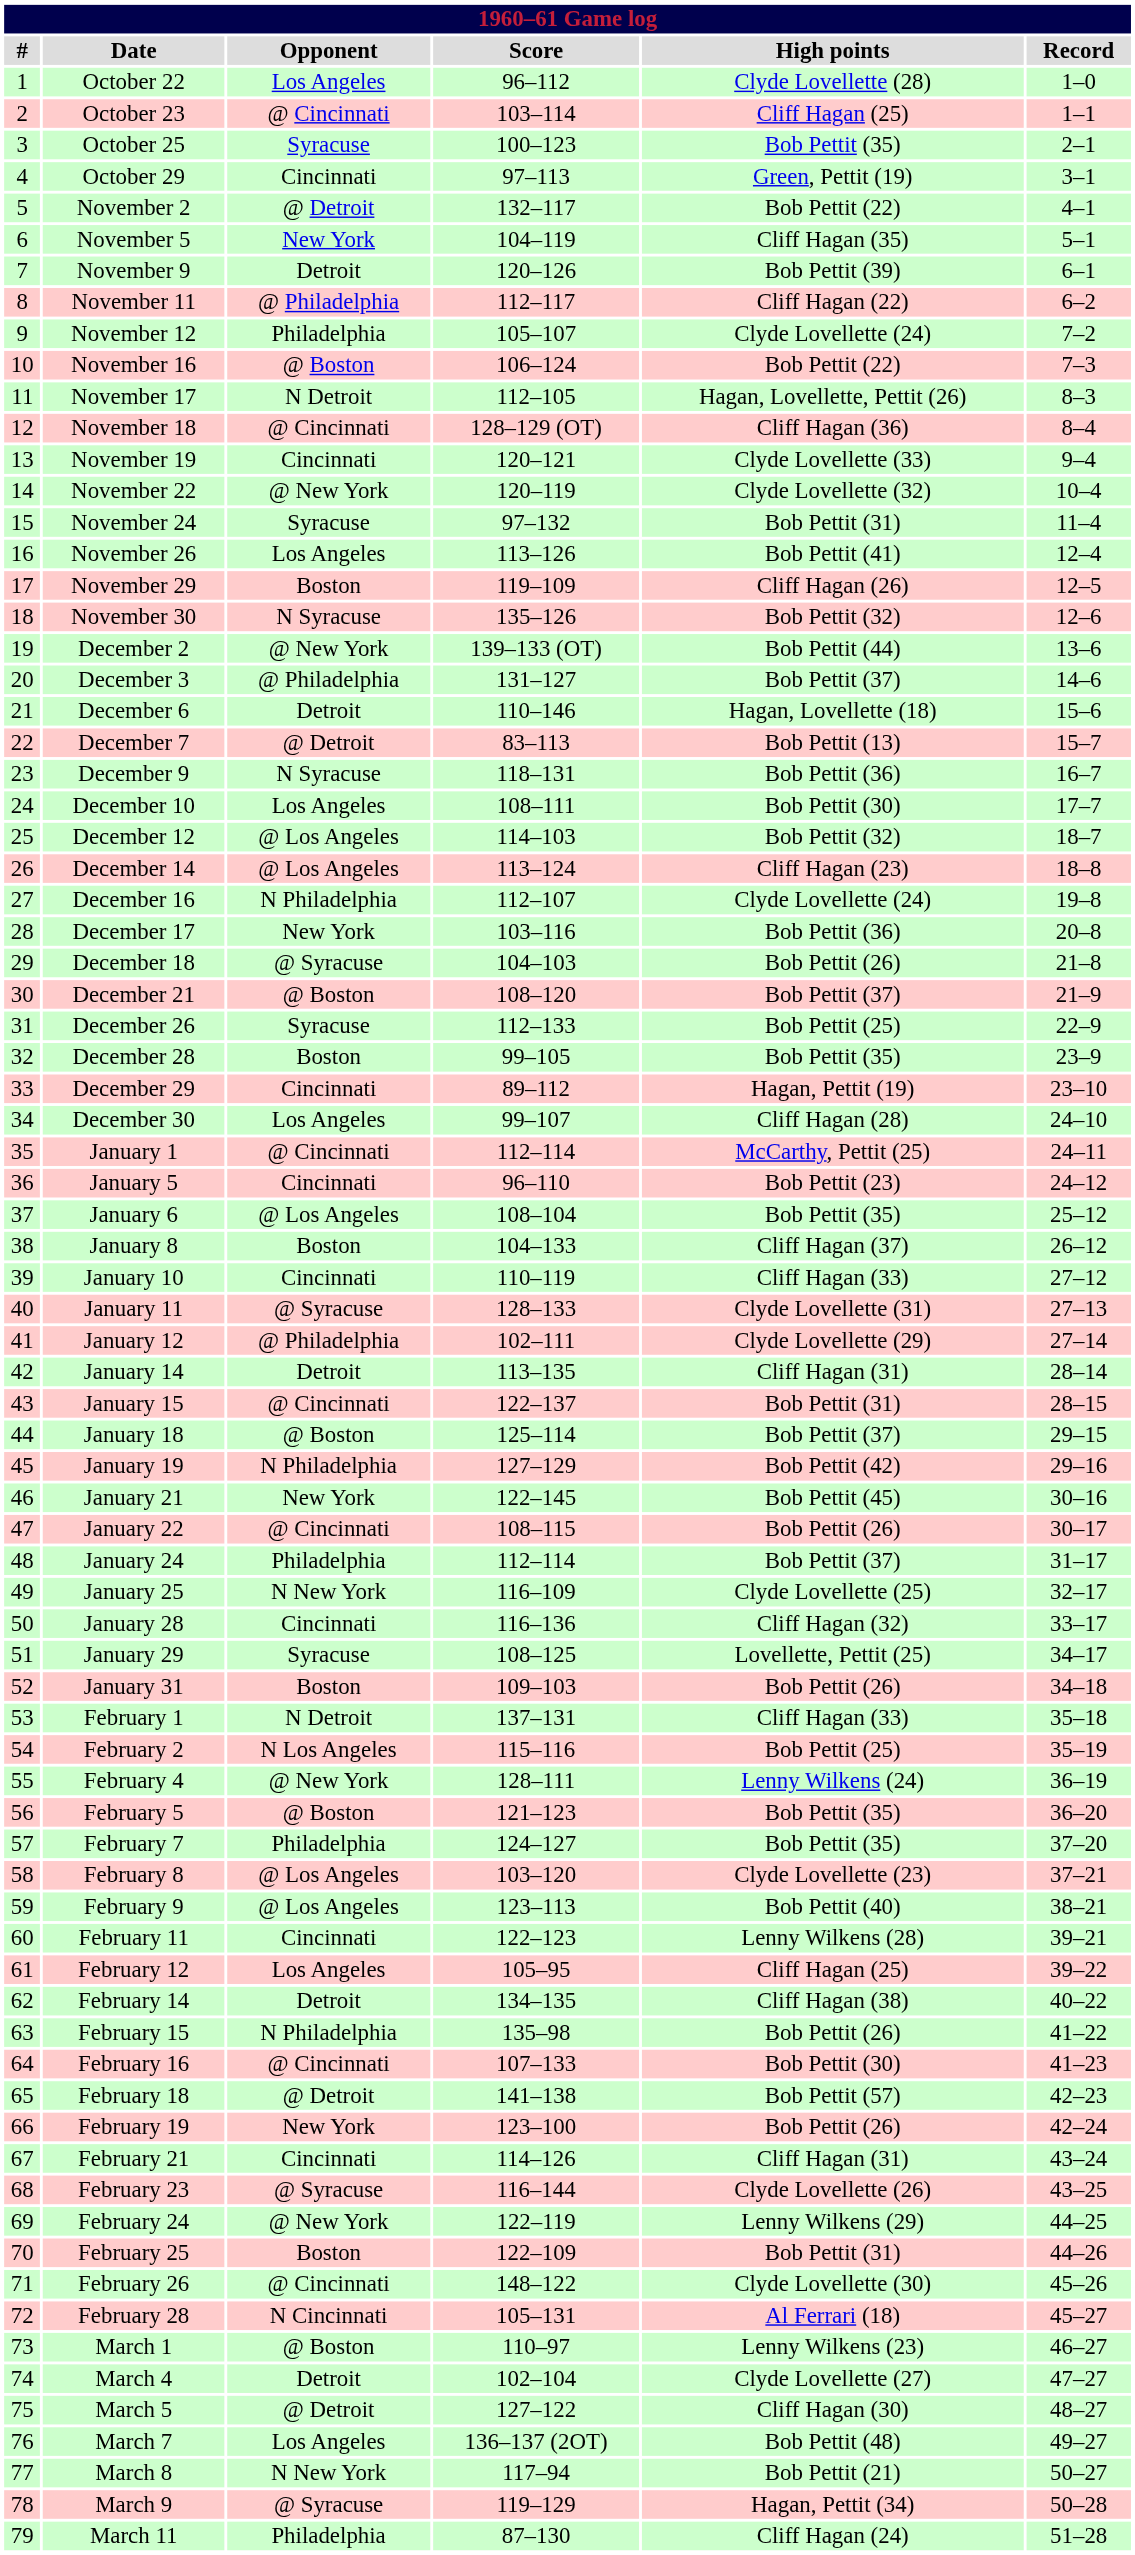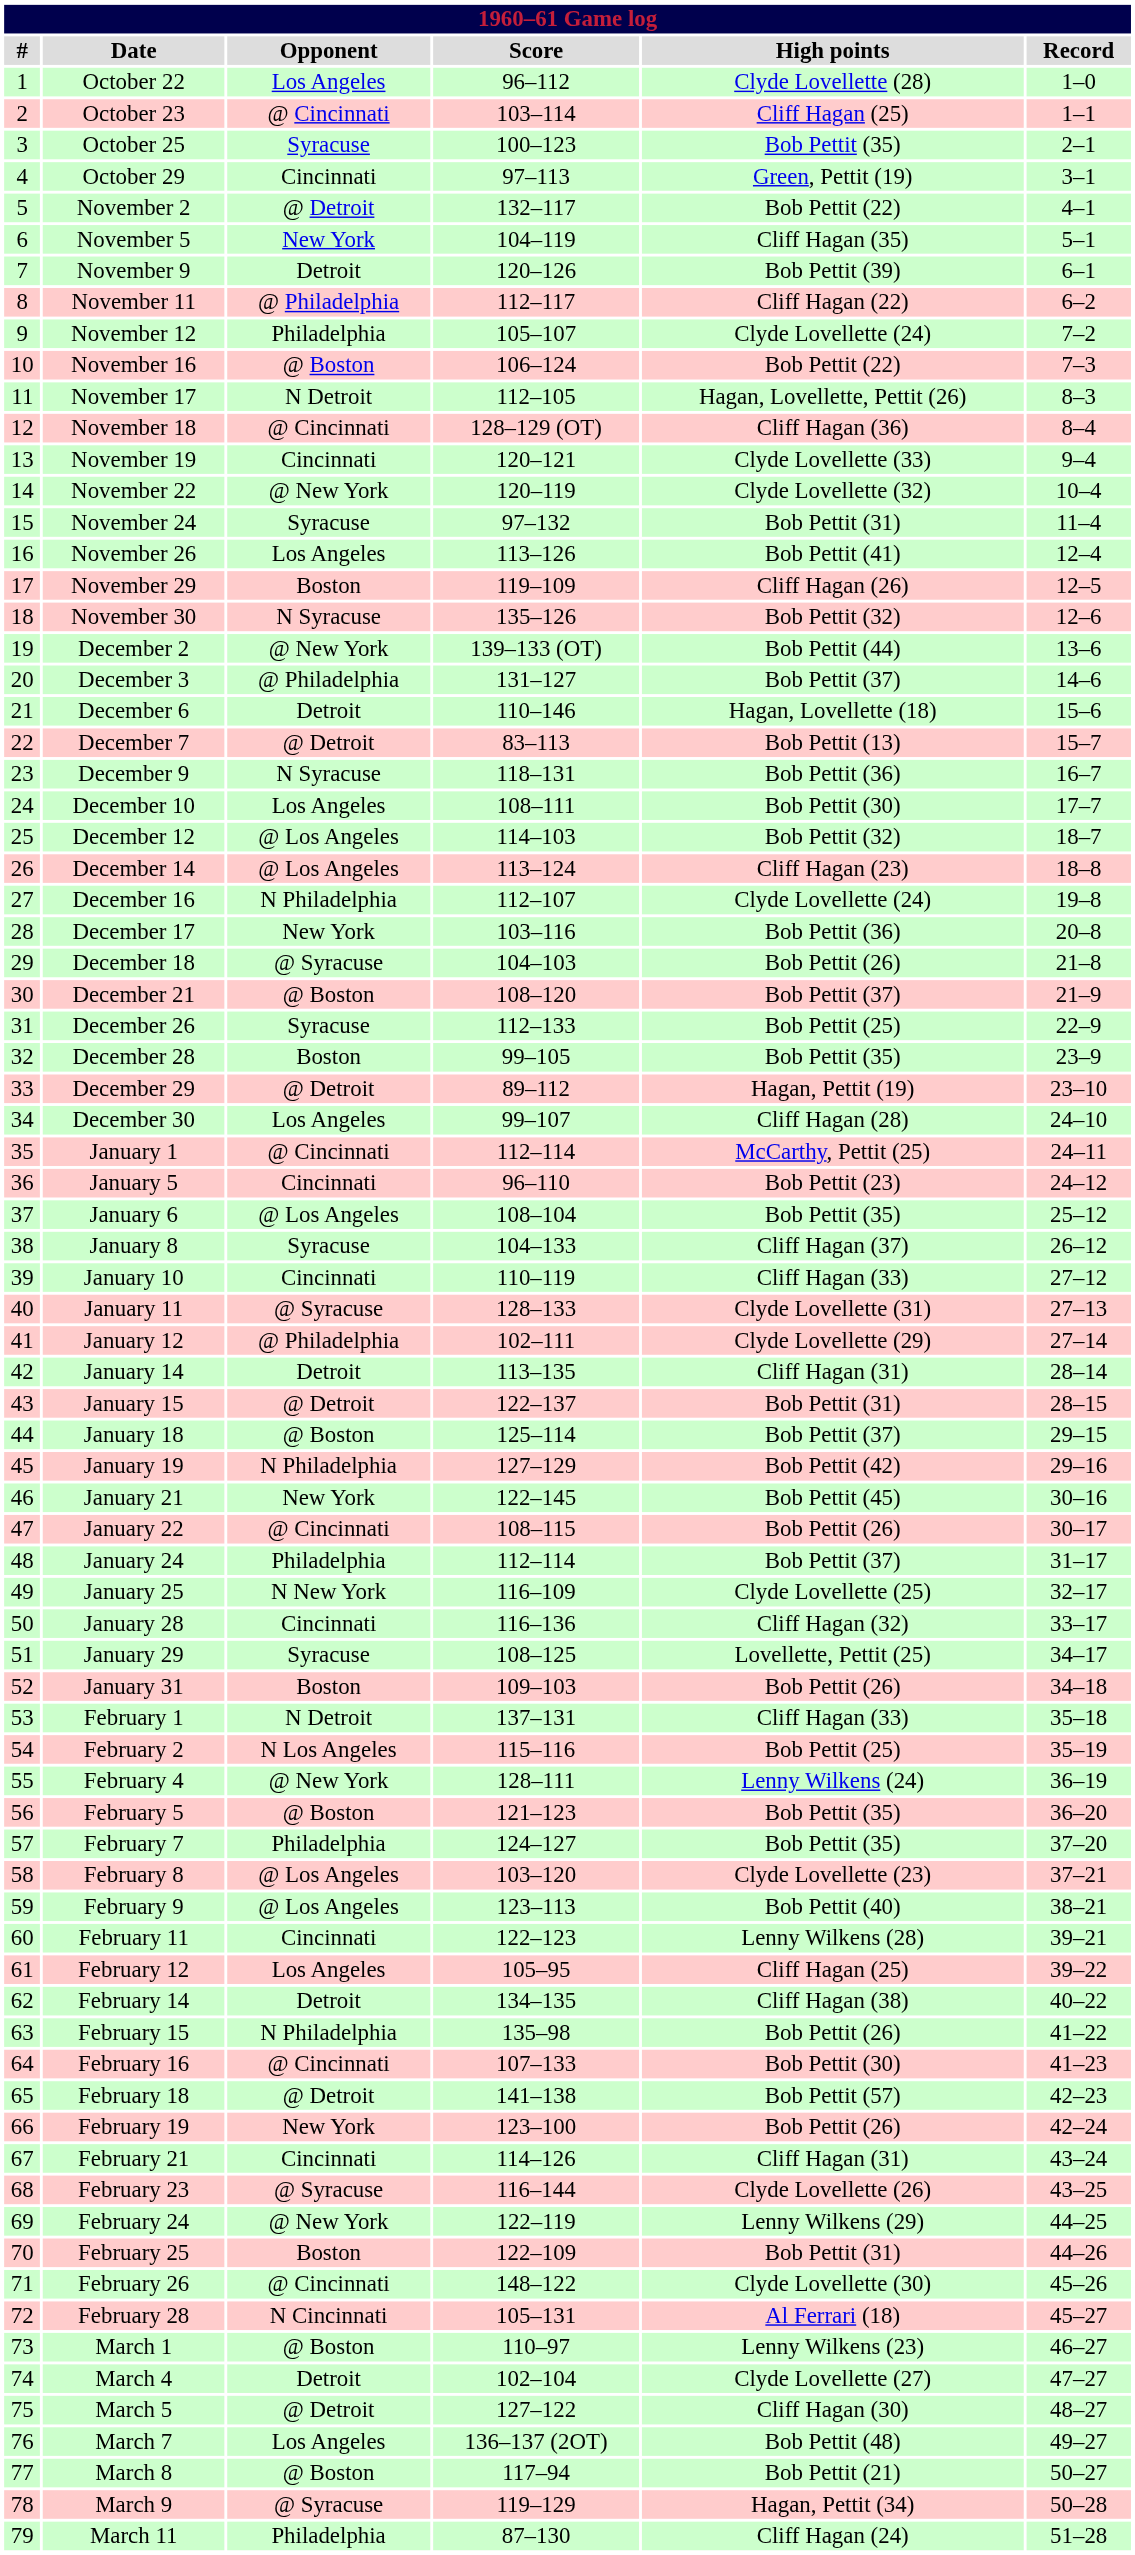(329, 1088) Cincinnati -> (329, 1088) @ Detroit
(329, 1245) Boston -> (329, 1245) Syracuse
(329, 1403) @ Cincinnati -> (329, 1403) @ Detroit
(329, 2472) N New York -> (329, 2472) @ Boston
